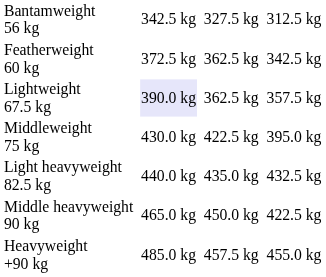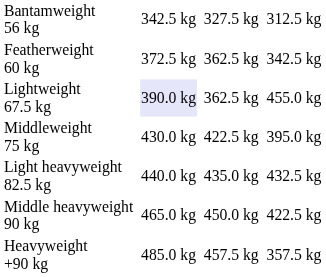(294, 97) 357.5 kg -> (294, 97) 455.0 kg
(294, 254) 455.0 kg -> (294, 254) 357.5 kg
